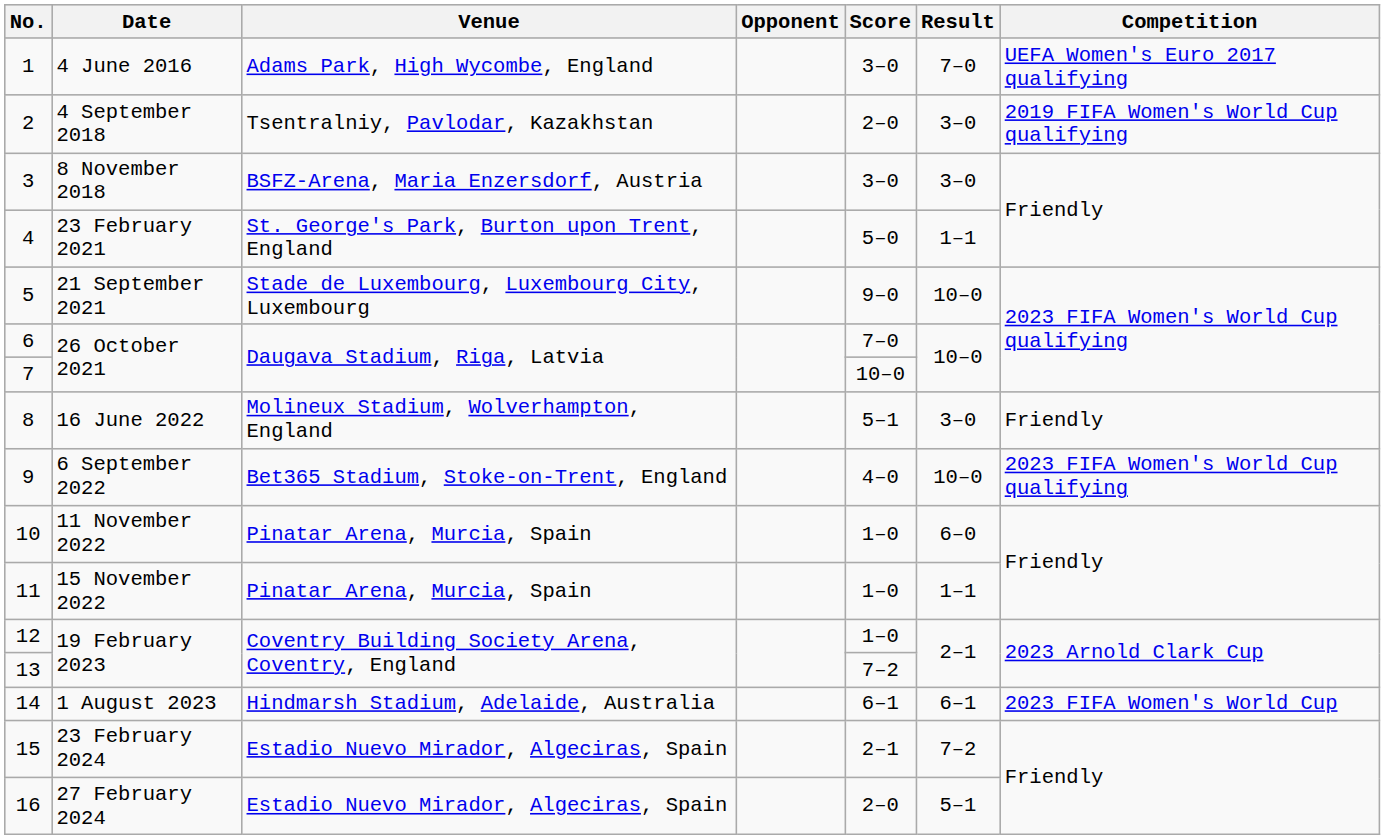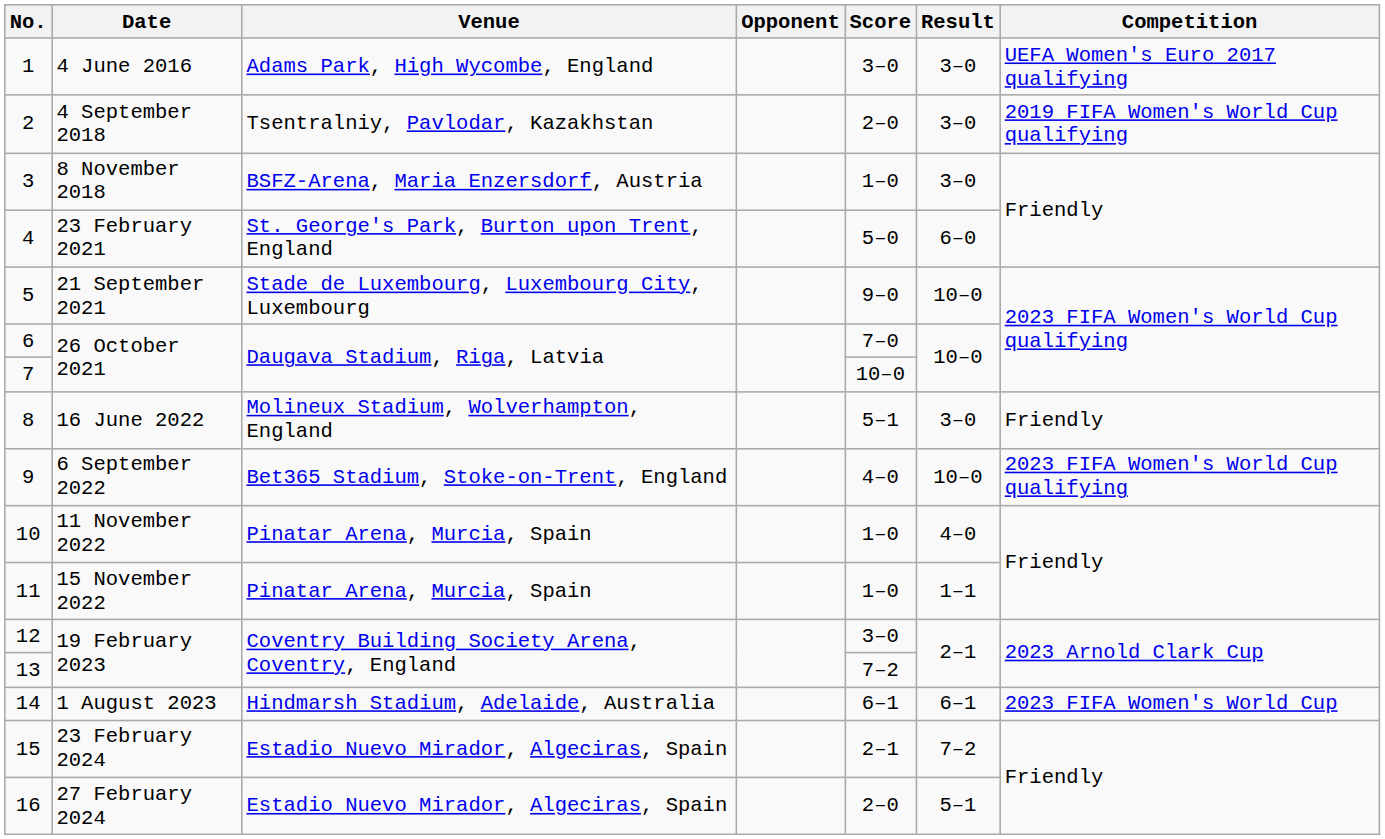(958, 67) 7–0 -> (958, 67) 3–0
(880, 181) 3–0 -> (880, 181) 1–0
(958, 238) 1–1 -> (958, 238) 6–0
(958, 534) 6–0 -> (958, 534) 4–0
(880, 637) 1–0 -> (880, 637) 3–0
